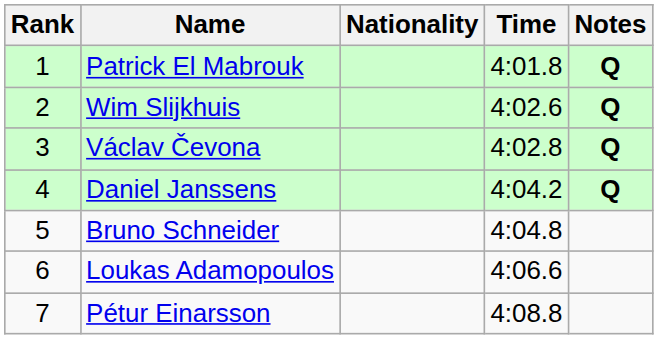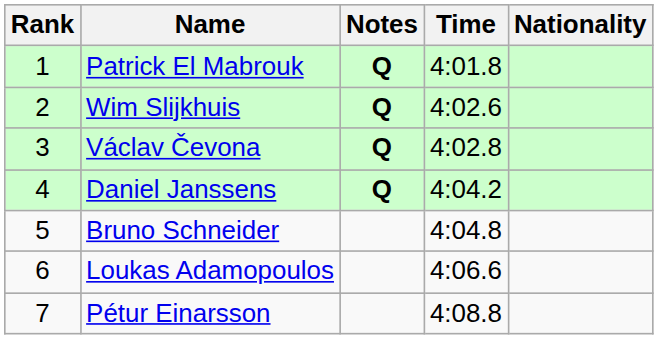columns swapped: (412, 25) <-> (610, 25)
